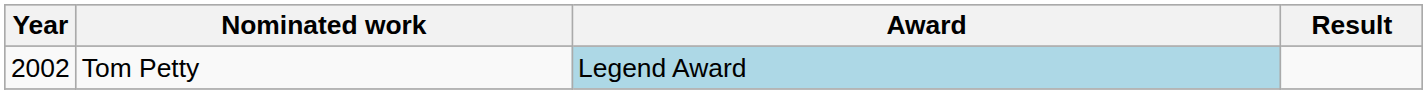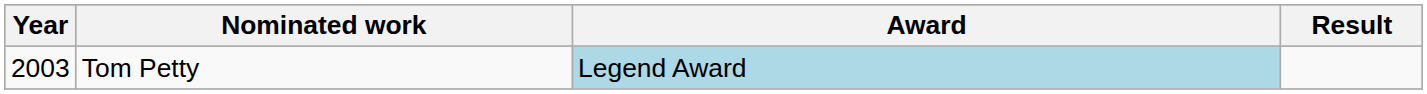(40, 67) 2002 -> (40, 67) 2003
